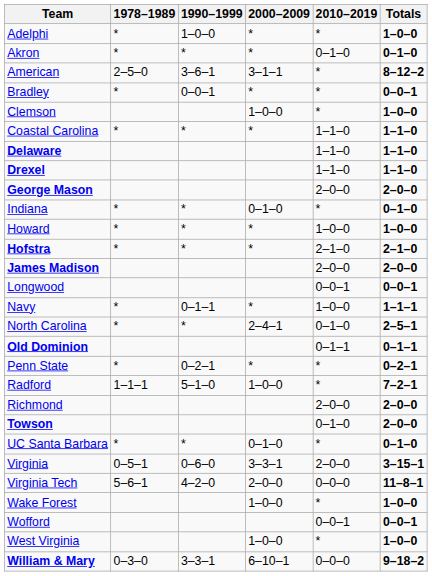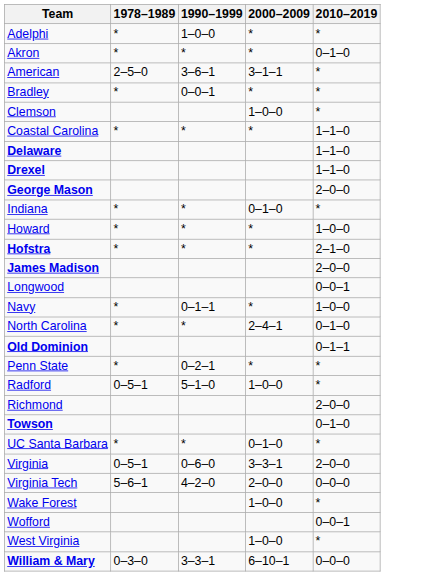- column: (404, 14)
(131, 385) 1–1–1 -> (131, 385) 0–5–1
